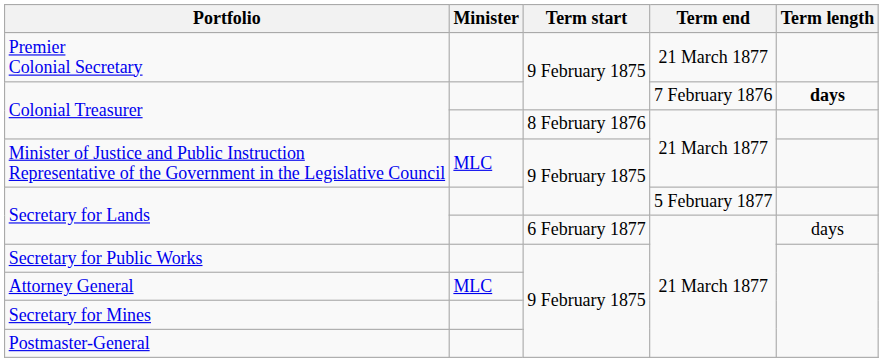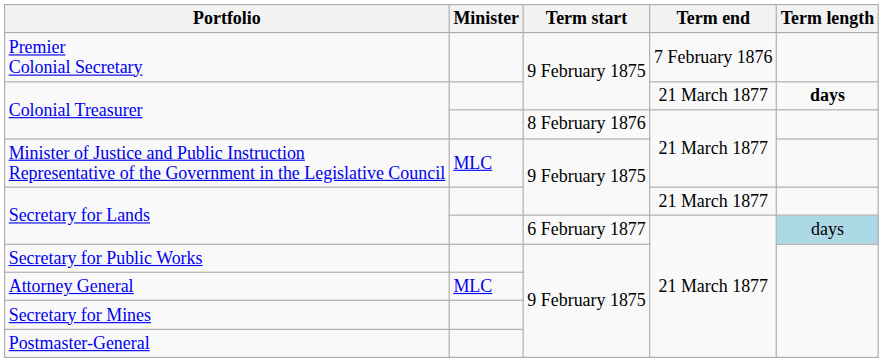(713, 57) 21 March 1877 -> (713, 57) 7 February 1876
(713, 95) 7 February 1876 -> (713, 95) 21 March 1877
(713, 201) 5 February 1877 -> (713, 201) 21 March 1877
(827, 229) no background -> (827, 229) lightblue background
